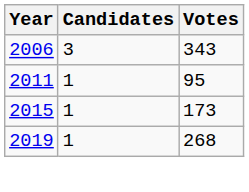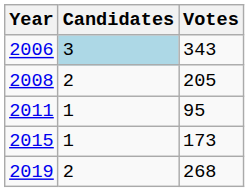(68, 50) no background -> (68, 50) lightblue background
+ row: (31, 80)
(68, 141) 1 -> (68, 171) 2
